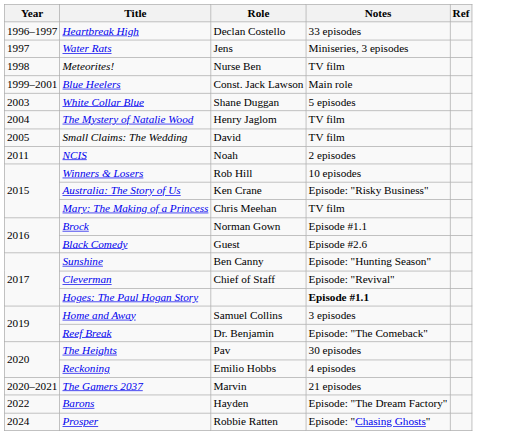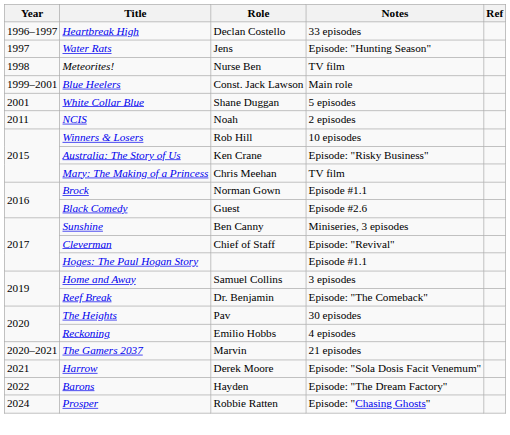(359, 48) Miniseries, 3 episodes -> (370, 48) Episode: "Hunting Season"
(18, 102) 2003 -> (18, 102) 2001
- row: (128, 119)
- row: (125, 137)
(370, 262) Episode: "Hunting Season" -> (359, 226) Miniseries, 3 episodes
(339, 297) bold -> (338, 262) normal
+ row: (80, 368)
